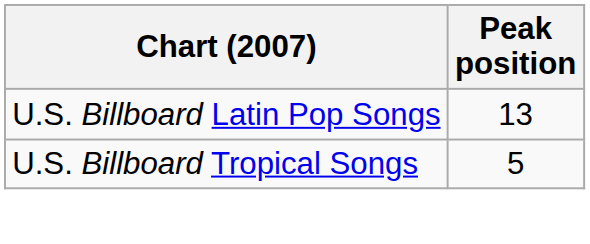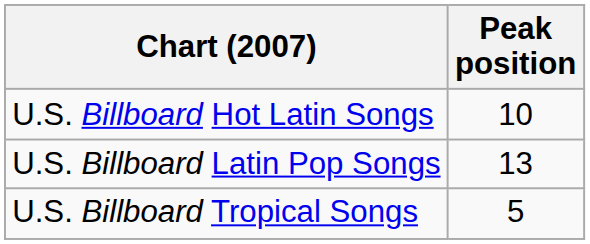+ row: (223, 113)
